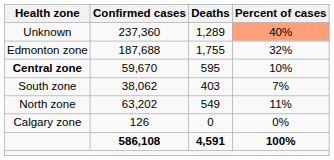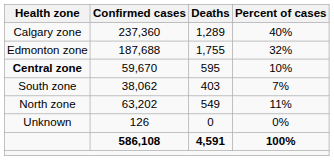(47, 31) Unknown -> (47, 31) Calgary zone
(281, 31) lightsalmon background -> (281, 31) no background
(47, 123) Calgary zone -> (47, 123) Unknown
